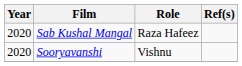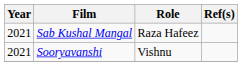(19, 33) 2020 -> (19, 33) 2021
(19, 52) 2020 -> (19, 52) 2021
